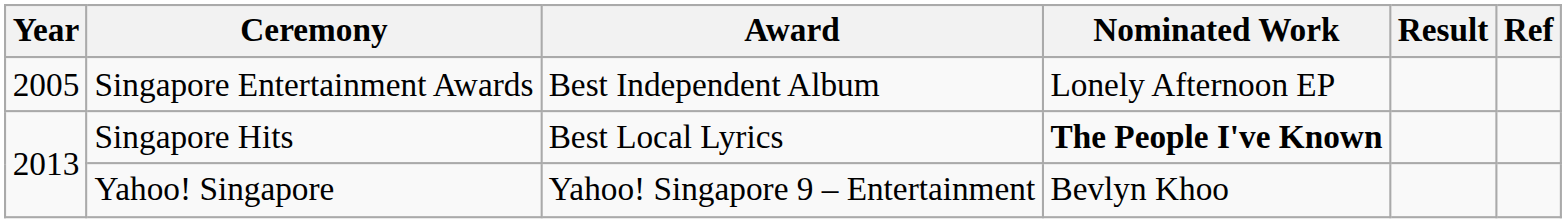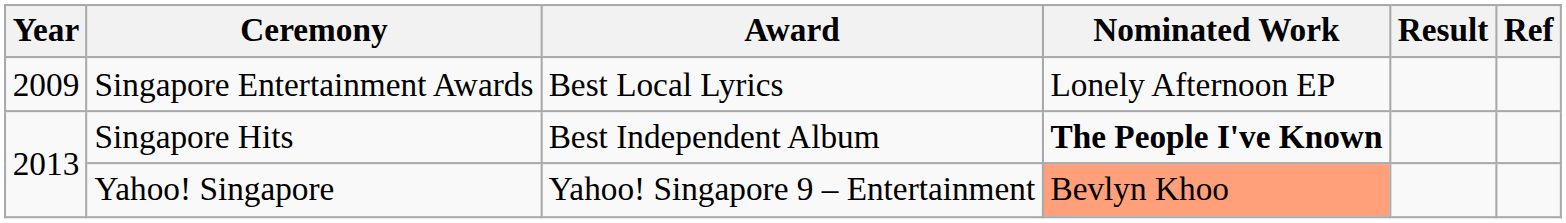(46, 83) 2005 -> (46, 83) 2009
(714, 83) Best Independent Album -> (666, 83) Best Local Lyrics
(666, 136) Best Local Lyrics -> (714, 136) Best Independent Album
(1140, 189) no background -> (1140, 189) lightsalmon background
